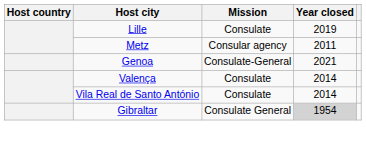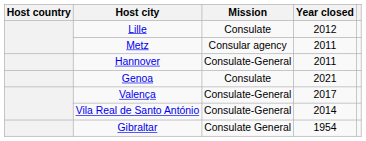(325, 29) 2019 -> (325, 29) 2012
+ row: (137, 62)
(248, 62) Consulate-General -> (248, 78) Consulate
(248, 78) Consulate -> (248, 95) Consulate-General
(325, 78) 2014 -> (325, 95) 2017
(248, 95) Consulate -> (248, 111) Consulate-General
(325, 111) lightgrey background -> (325, 128) no background
